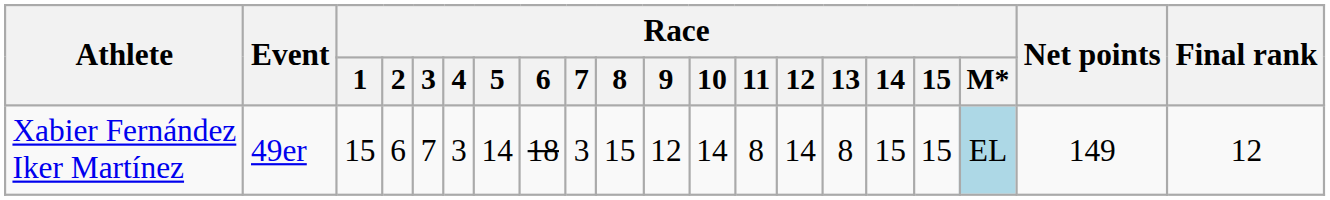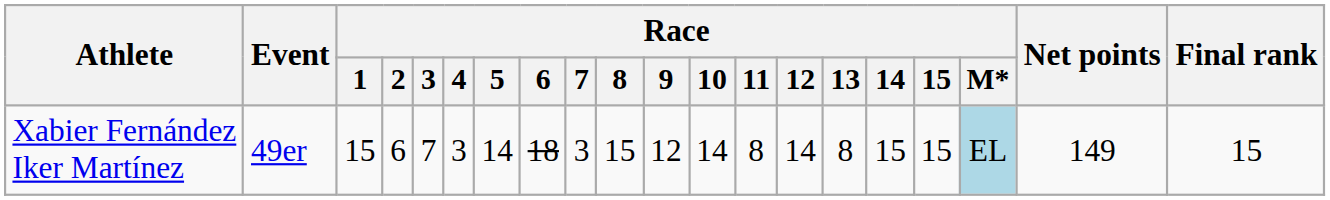(1246, 150) 12 -> (1246, 150) 15
